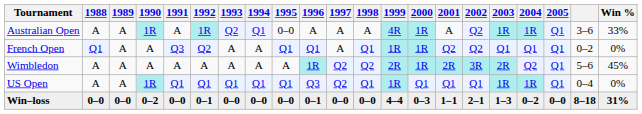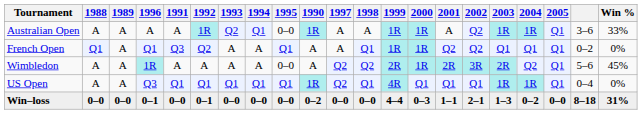columns swapped: (150, 13) <-> (313, 13)
(395, 30) 4R -> (395, 30) 1R
(286, 65) A -> (286, 65) 0–0
(395, 83) 1R -> (395, 83) 4R
